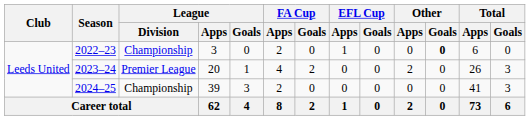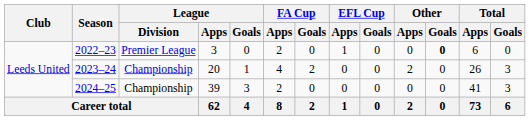(158, 50) Championship -> (158, 50) Premier League
(158, 69) Premier League -> (158, 69) Championship
